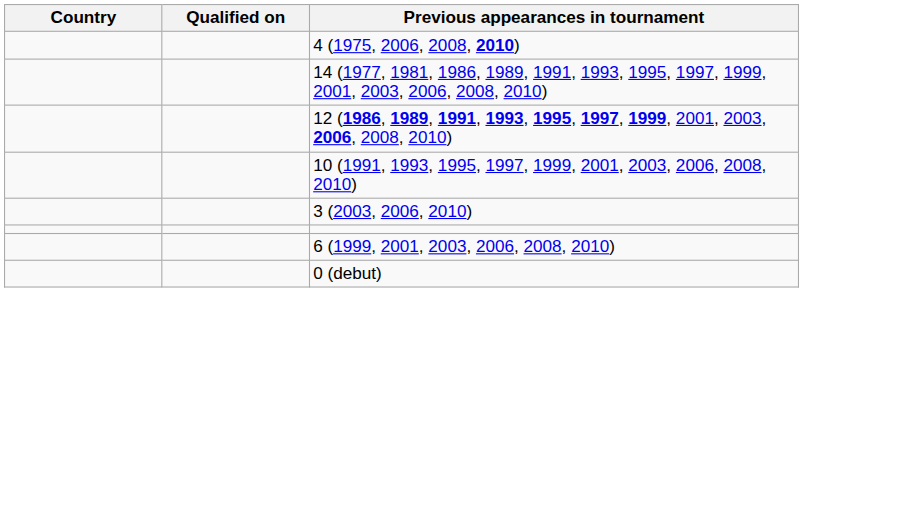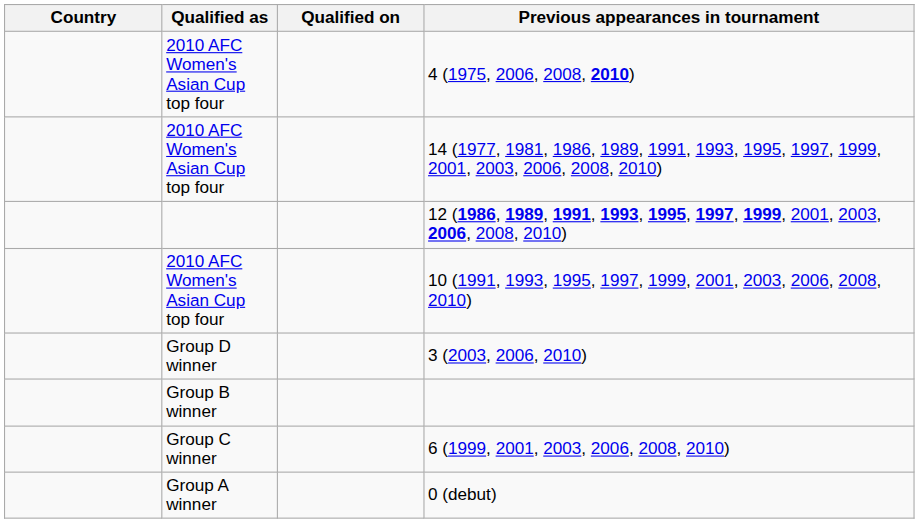+ column: (220, 18)
